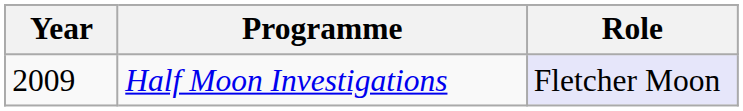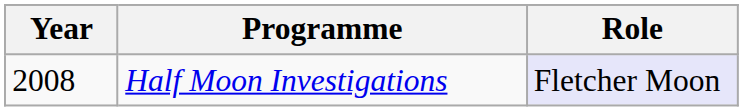(44, 79) 2009 -> (44, 79) 2008
